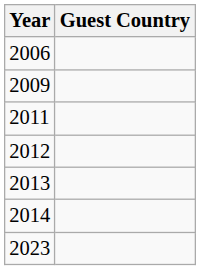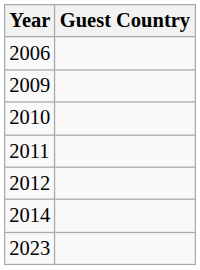+ row: (30, 118)
- row: (30, 183)
